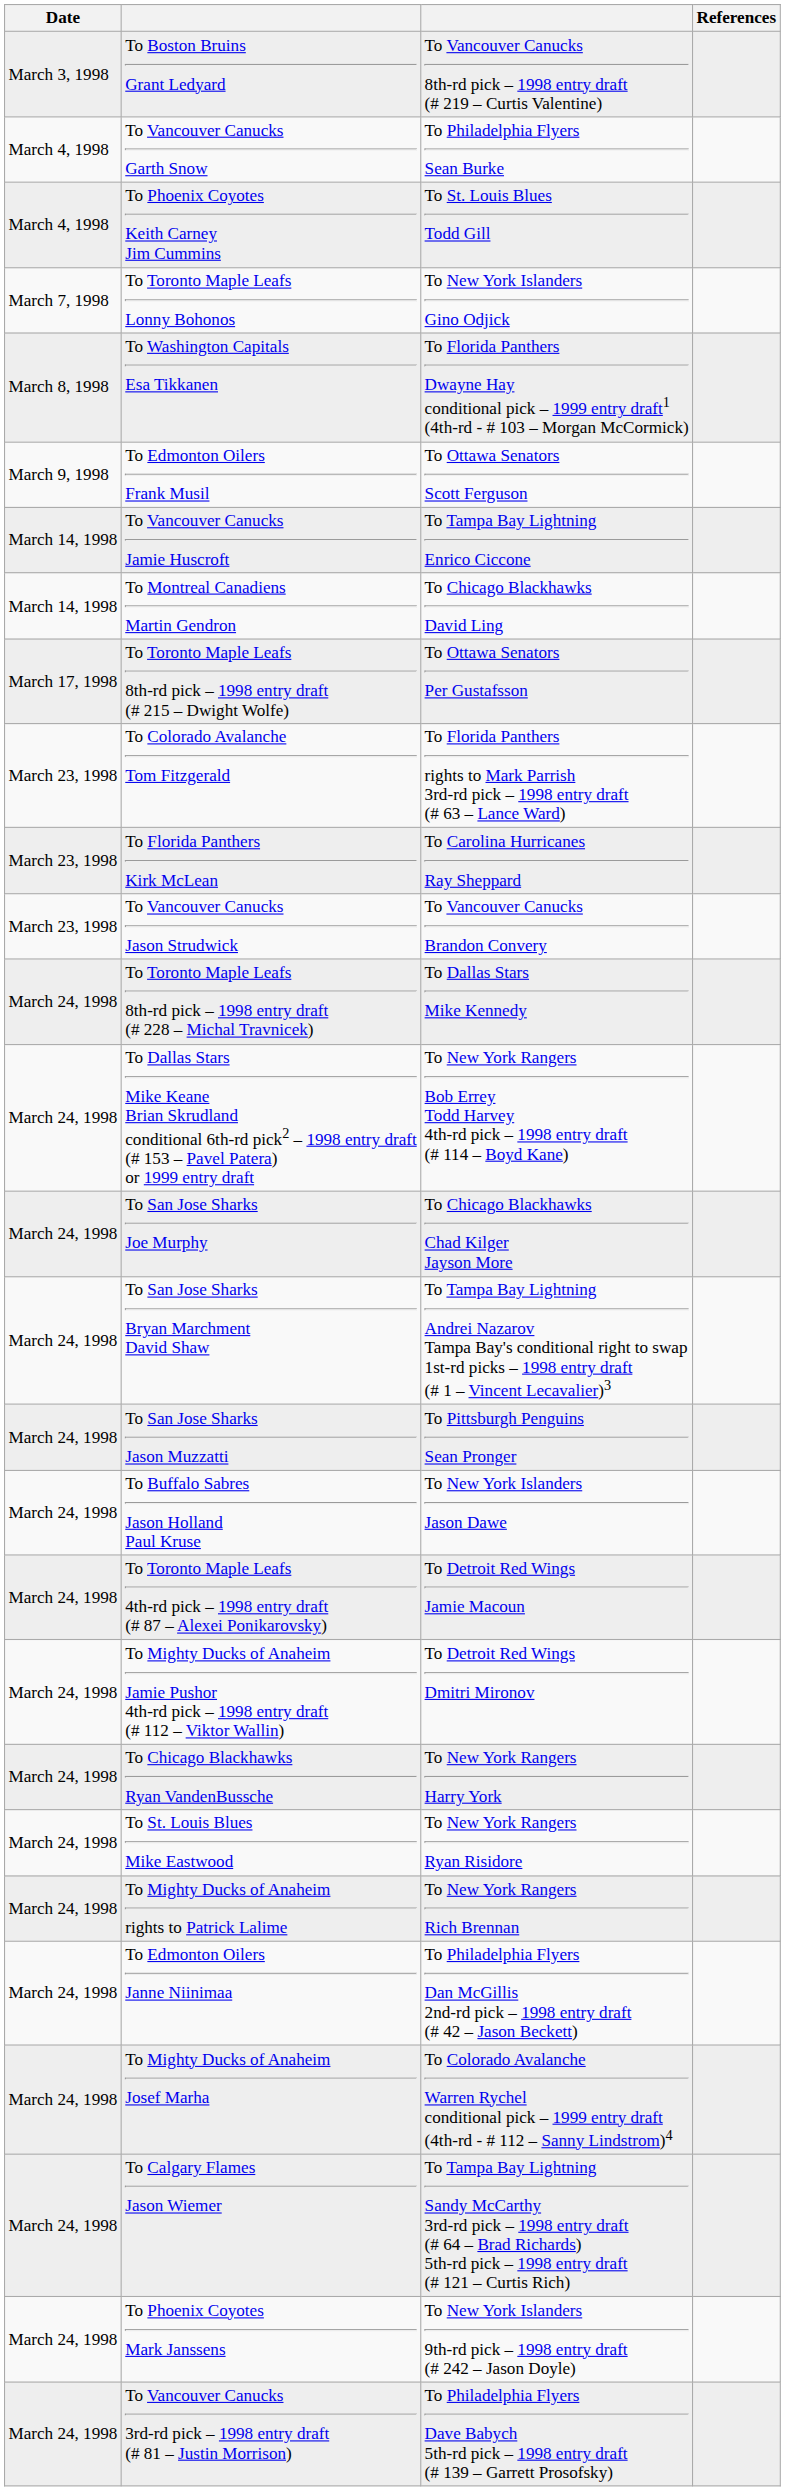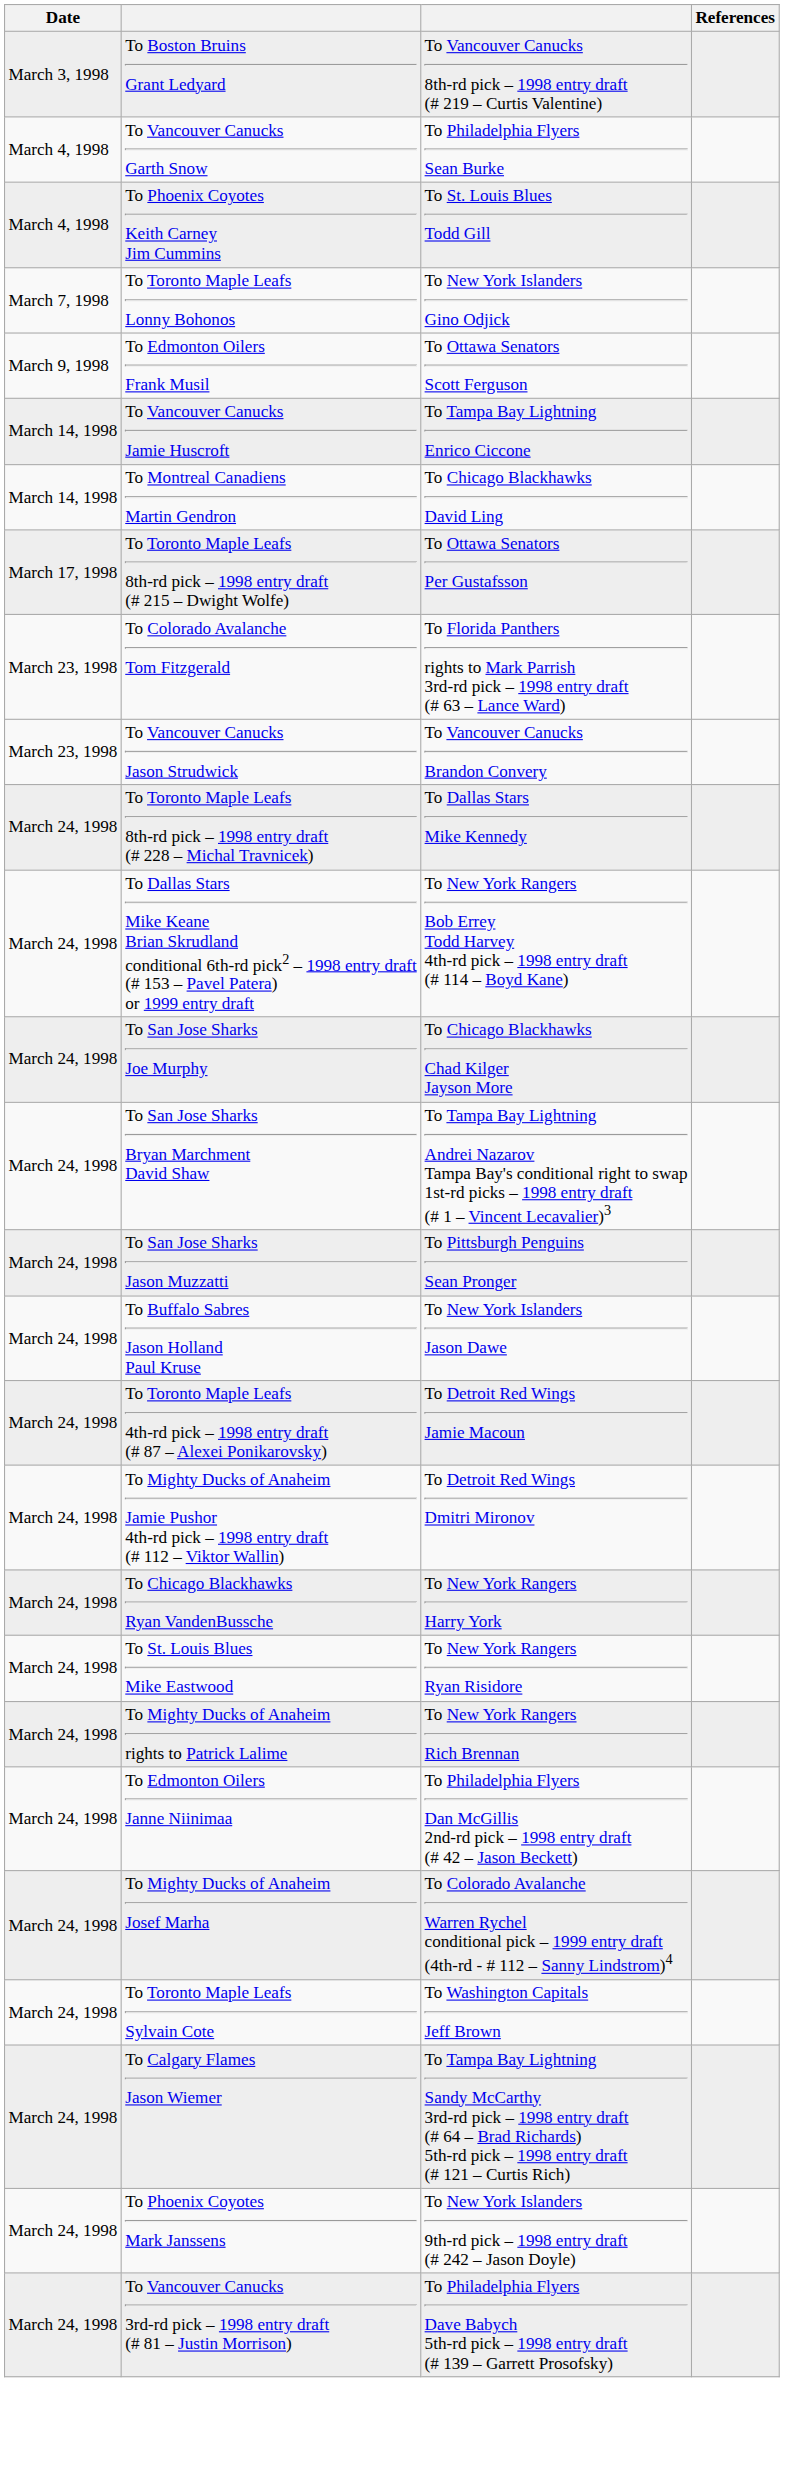- row: (271, 365)
- row: (271, 860)
+ row: (271, 2012)
